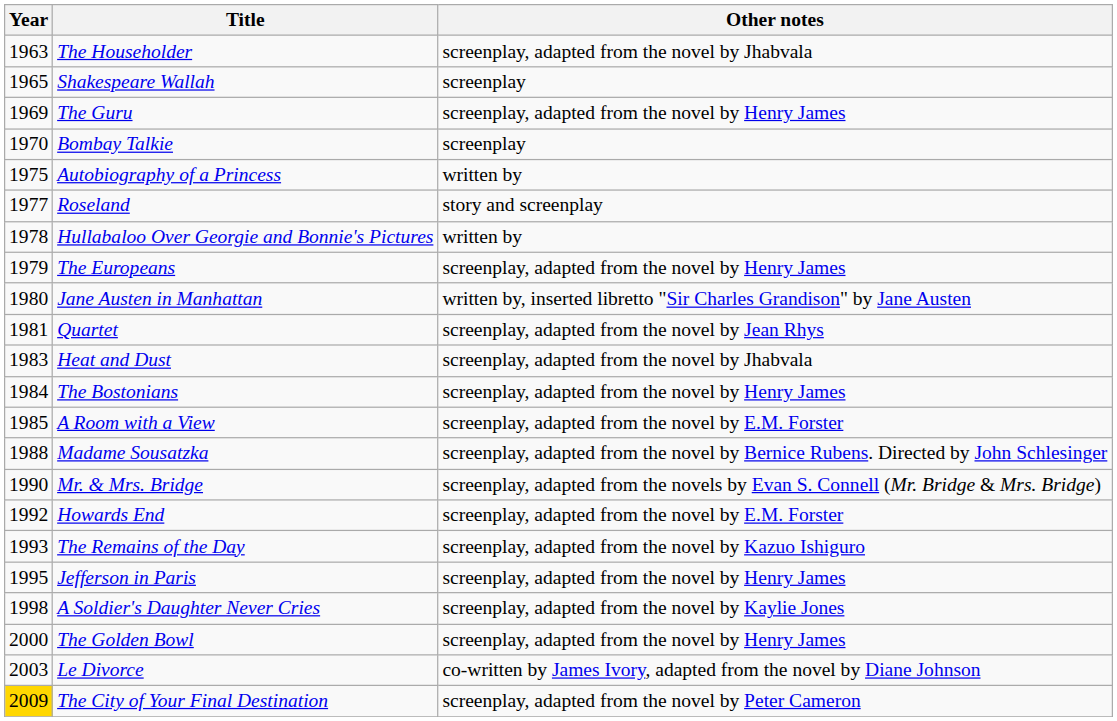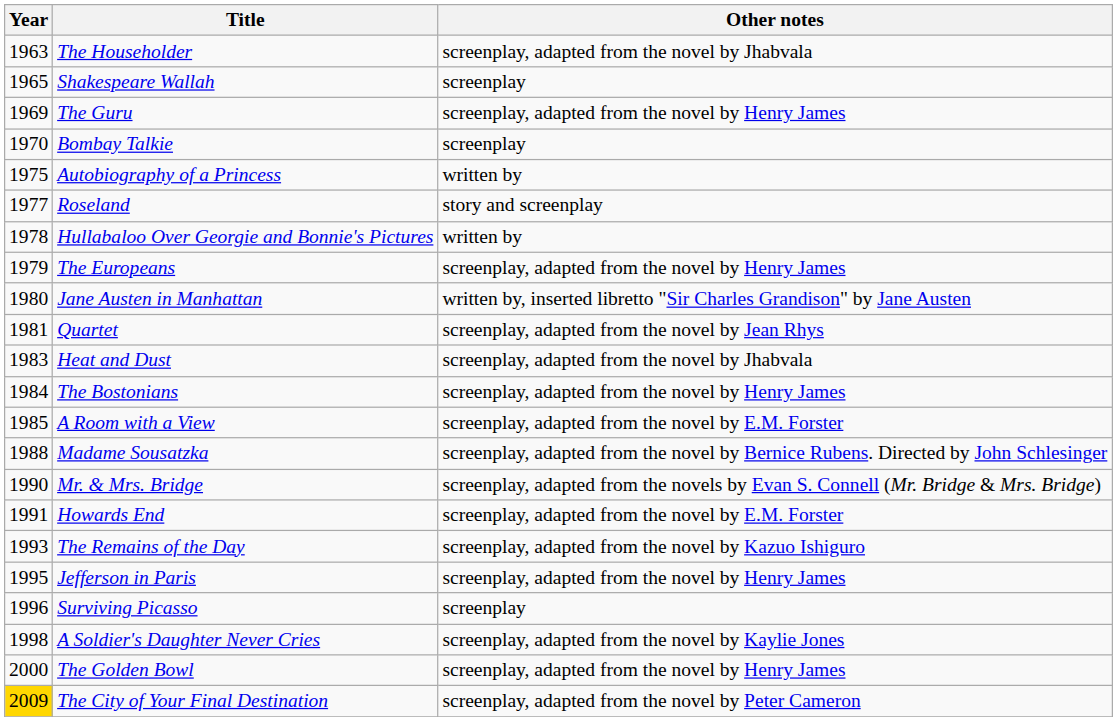(29, 515) 1992 -> (29, 515) 1991
+ row: (127, 608)
- row: (100, 670)
